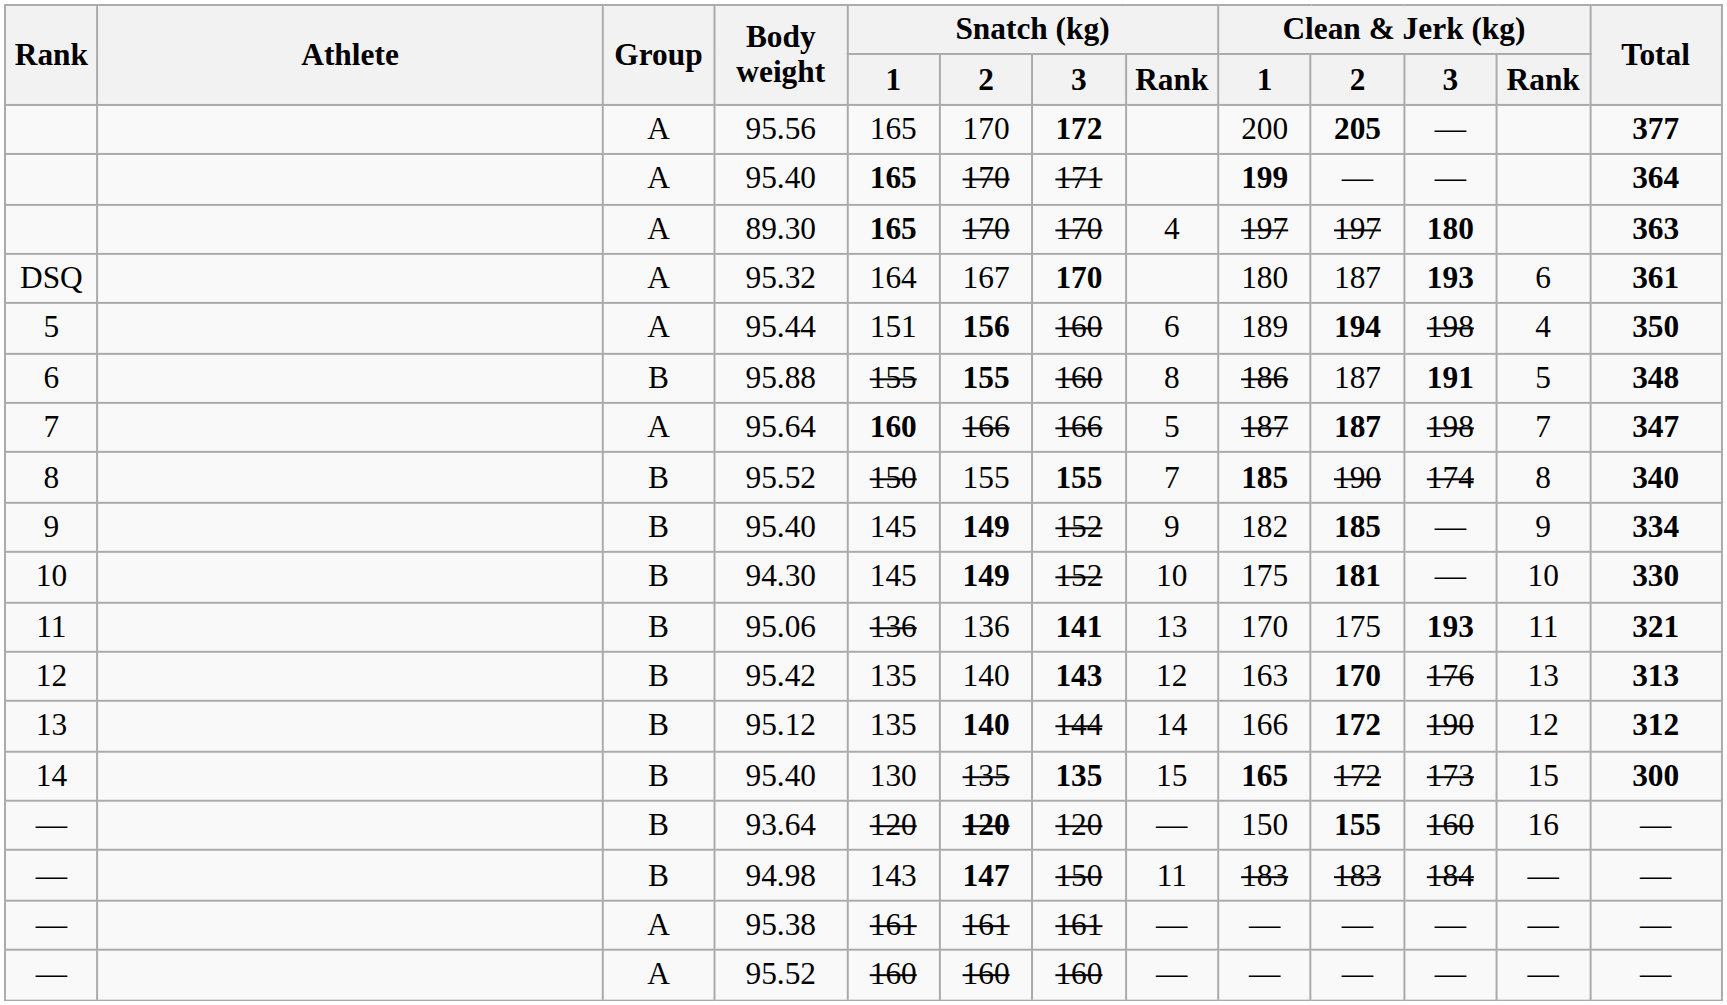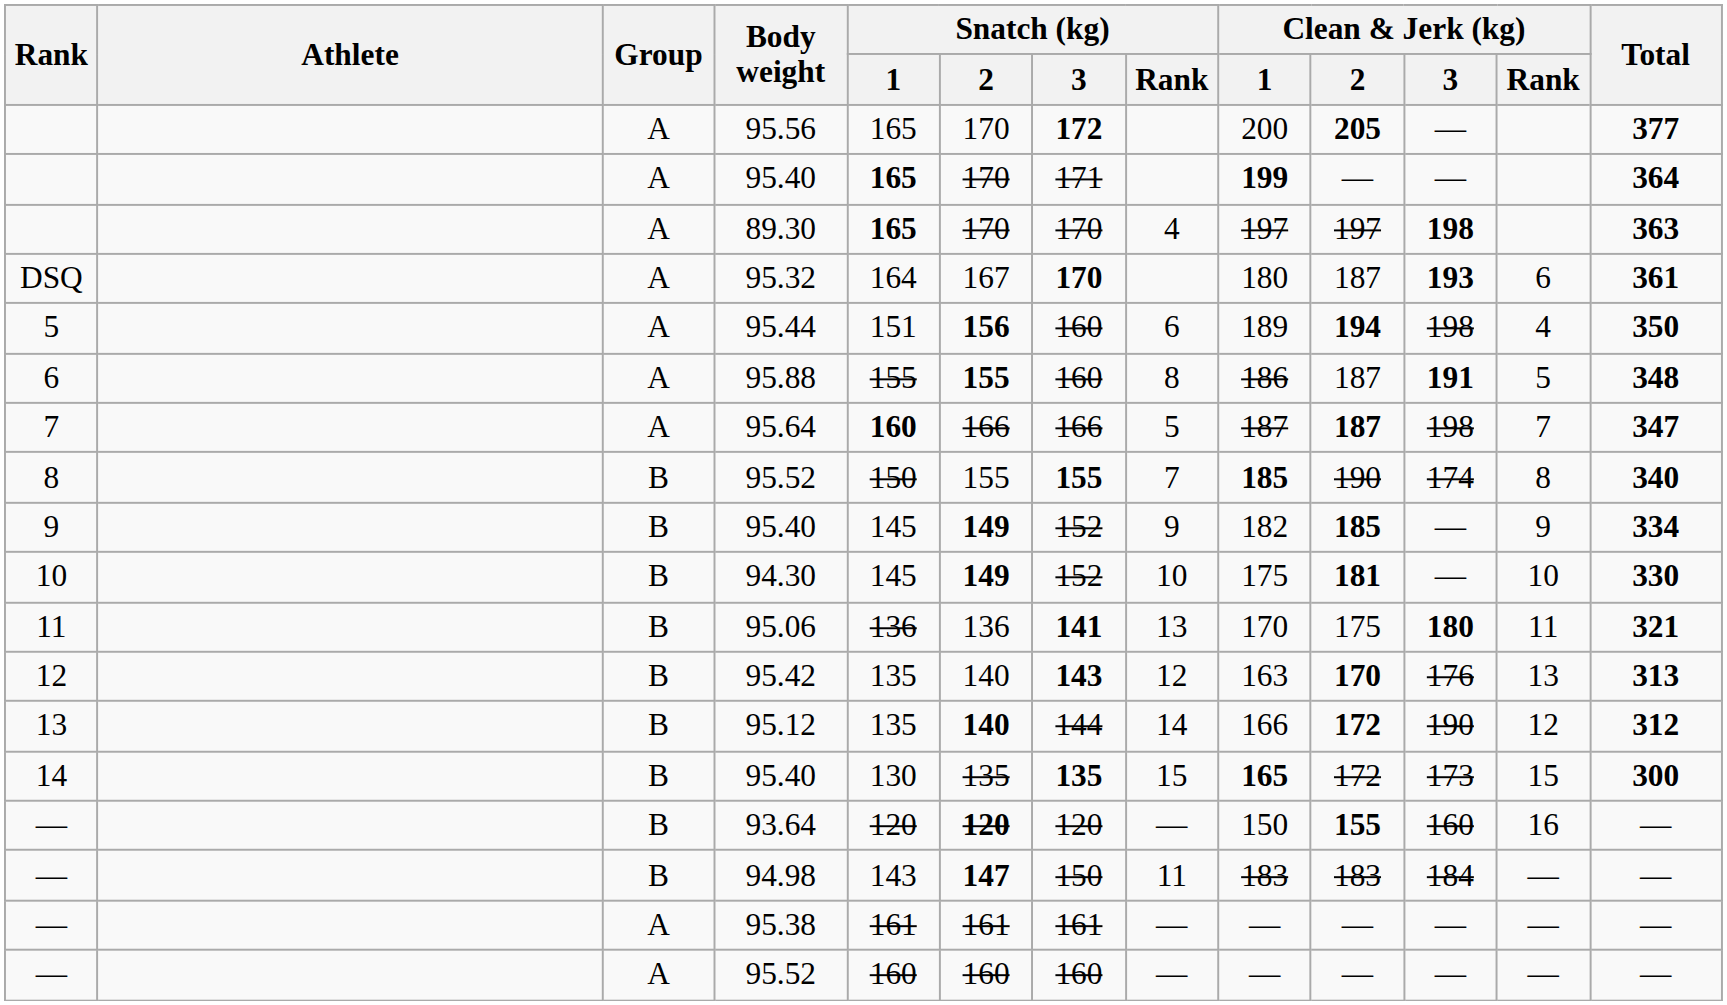(1450, 228) 180 -> (1450, 228) 198
(659, 377) B -> (659, 377) A
(1450, 626) 193 -> (1450, 626) 180
